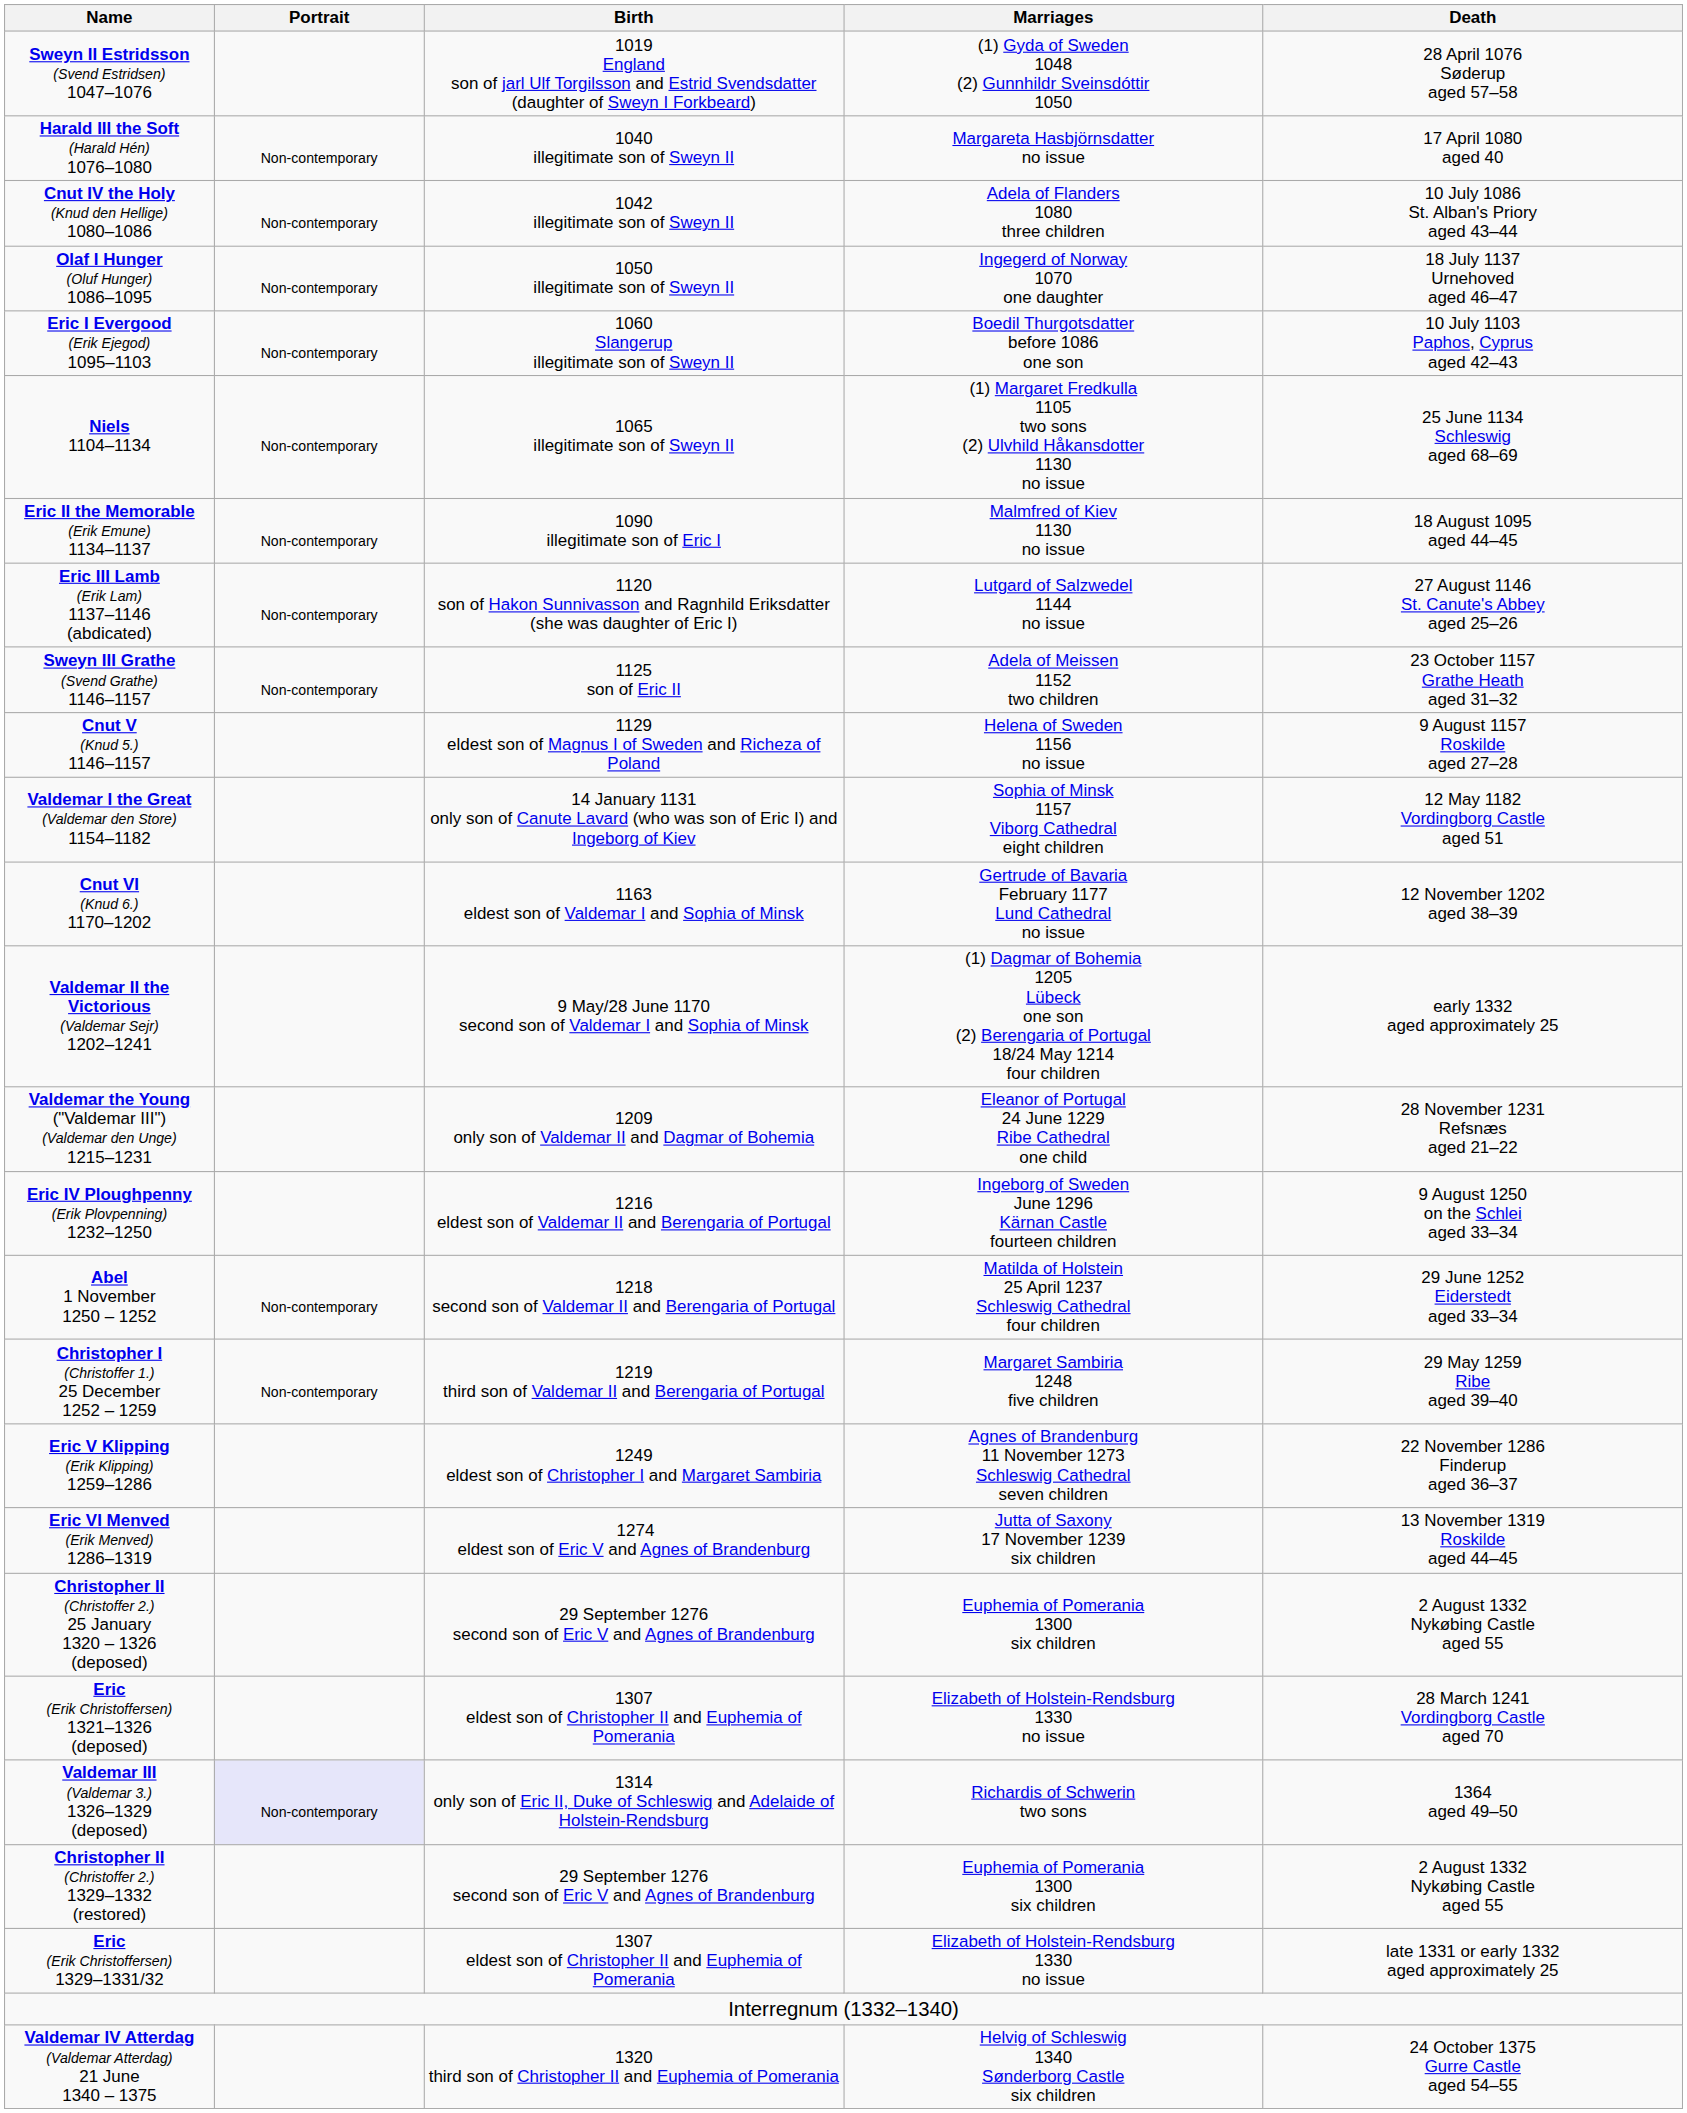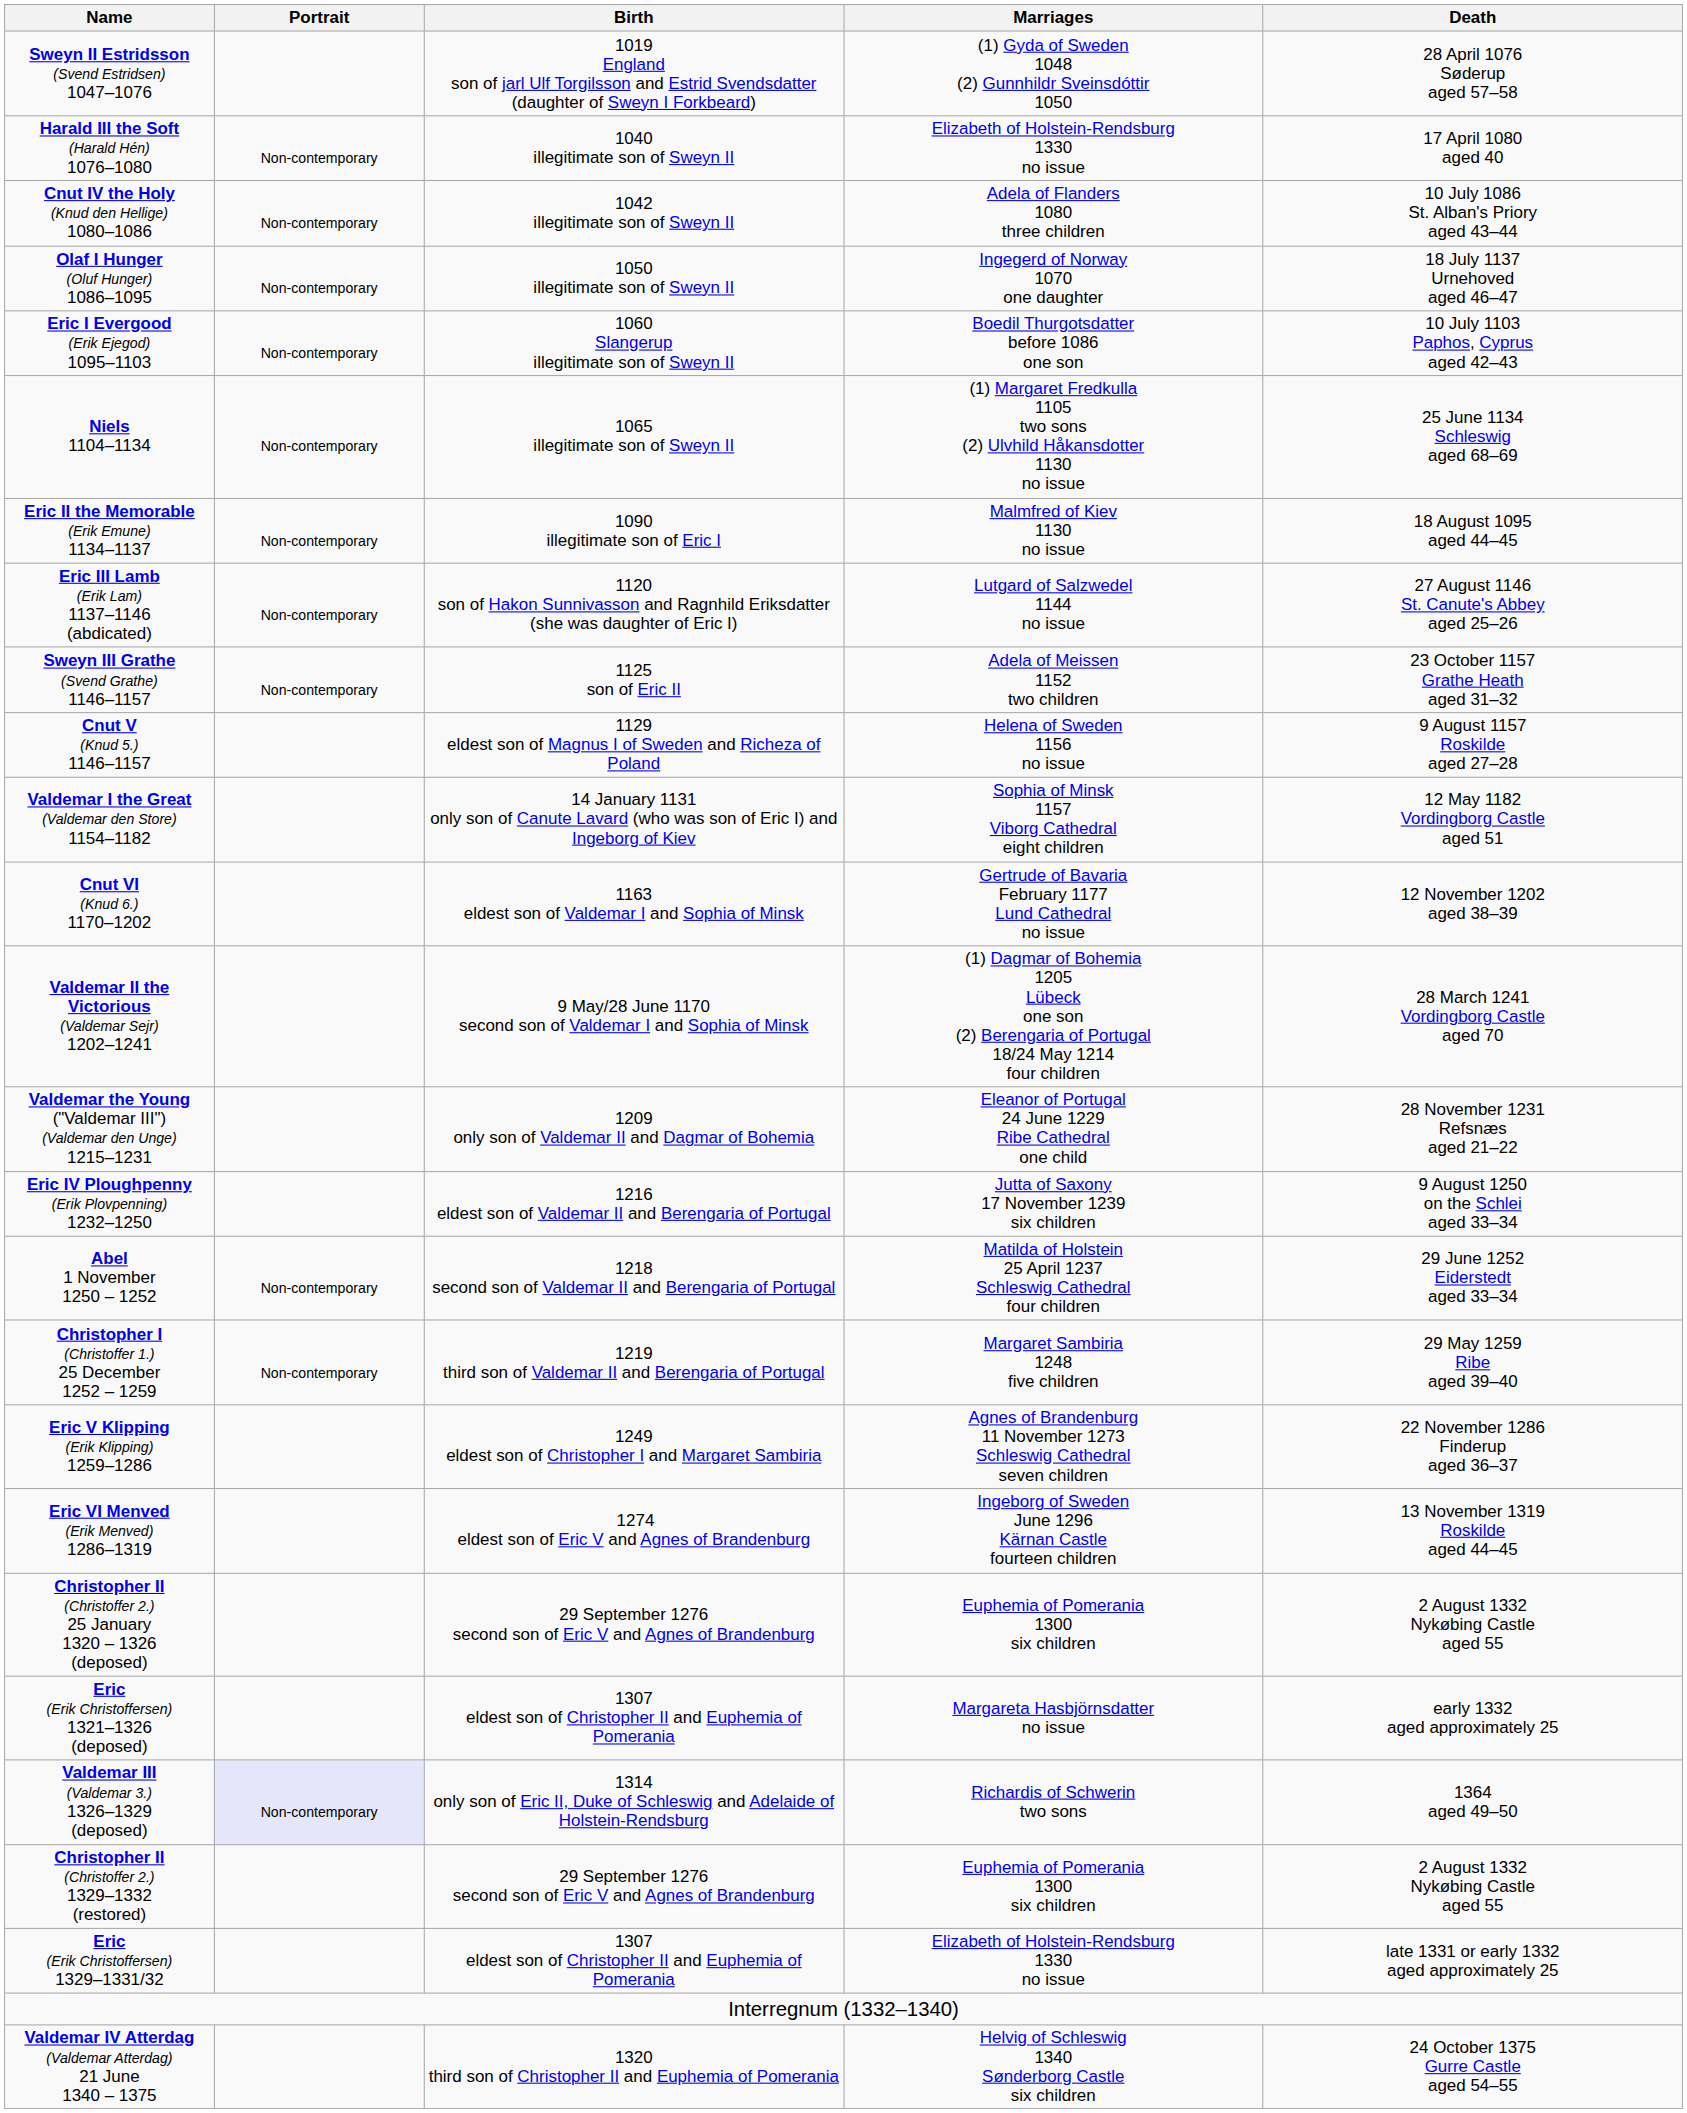(1053, 148) Margareta Hasbjörnsdatter no issue -> (1053, 148) Elizabeth of Holstein-Rendsburg 1330 no issue
(1473, 1016) early 1332 aged approximately 25 -> (1473, 1016) 28 March 1241 Vordingborg Castle aged 70
(1053, 1213) Ingeborg of Sweden June 1296 Kärnan Castle fourteen children -> (1053, 1203) Jutta of Saxony 17 November 1239 six children
(1053, 1540) Jutta of Saxony 17 November 1239 six children -> (1053, 1530) Ingeborg of Sweden June 1296 Kärnan Castle fourteen children
(1053, 1718) Elizabeth of Holstein-Rendsburg 1330 no issue -> (1053, 1718) Margareta Hasbjörnsdatter no issue
(1473, 1718) 28 March 1241 Vordingborg Castle aged 70 -> (1473, 1718) early 1332 aged approximately 25
